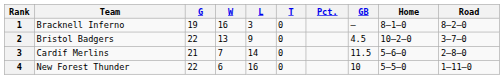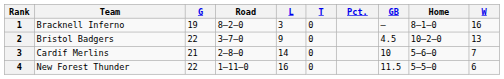columns swapped: (231, 11) <-> (469, 11)
(361, 53) 11.5 -> (386, 53) 10
(356, 67) 10 -> (391, 67) 11.5
